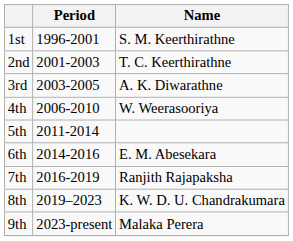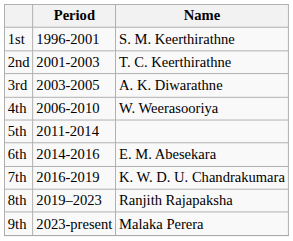(176, 177) Ranjith Rajapaksha -> (202, 177) K. W. D. U. Chandrakumara
(202, 200) K. W. D. U. Chandrakumara -> (176, 200) Ranjith Rajapaksha
